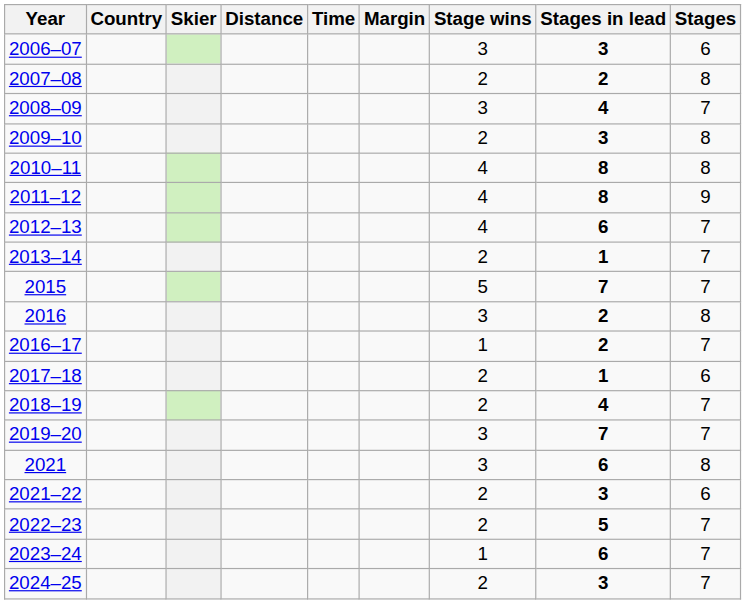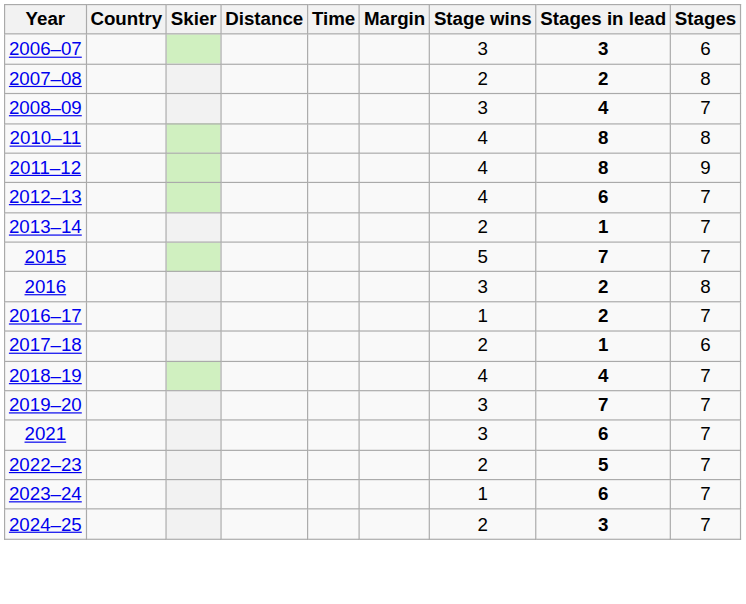- row: (45, 138)
(483, 405) 2 -> (483, 375) 4
(706, 464) 8 -> (706, 434) 7
- row: (45, 494)
